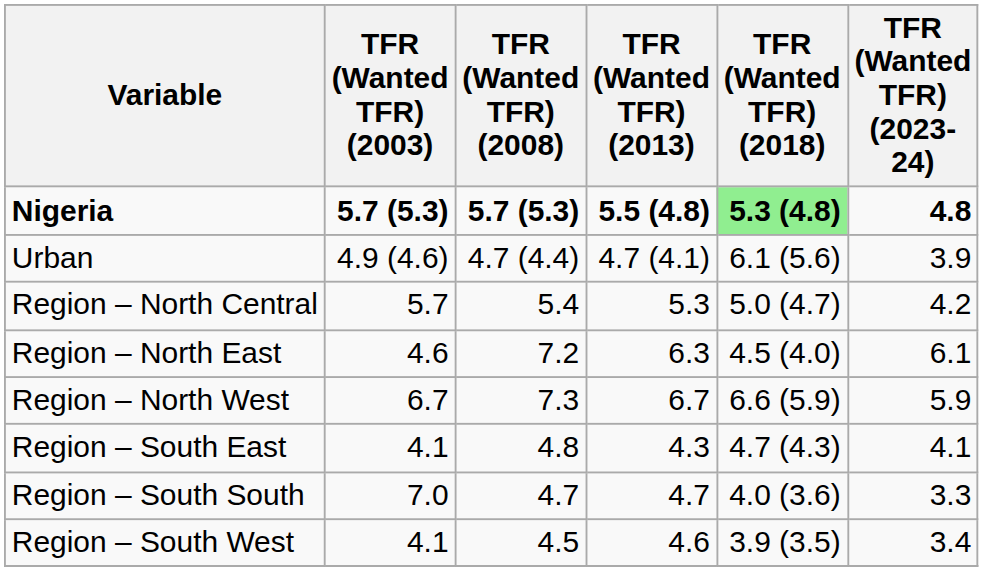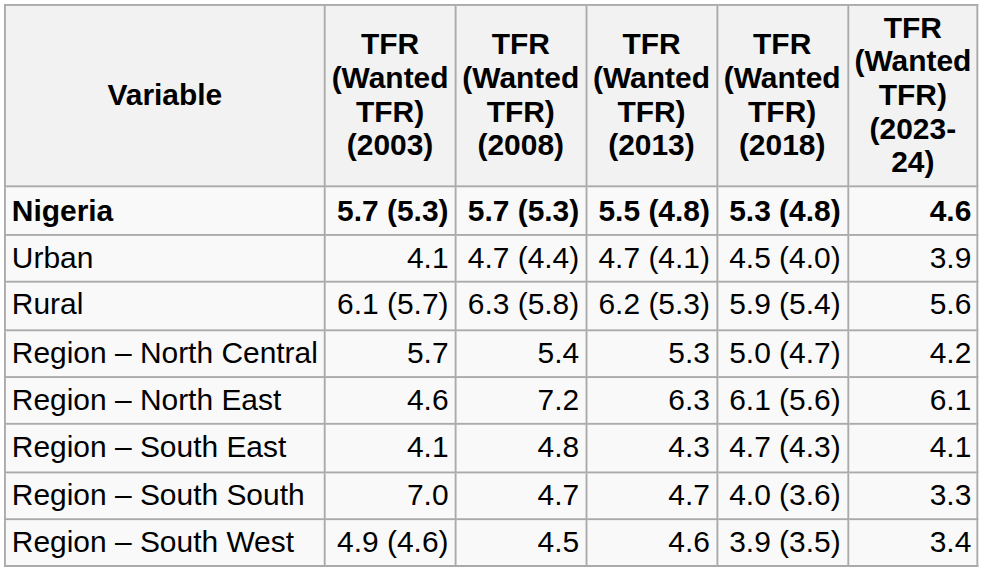(785, 210) lightgreen background -> (785, 210) no background
(951, 210) 4.8 -> (951, 210) 4.6
(393, 257) 4.9 (4.6) -> (428, 257) 4.1
(785, 257) 6.1 (5.6) -> (785, 257) 4.5 (4.0)
+ row: (48, 305)
(785, 352) 4.5 (4.0) -> (785, 400) 6.1 (5.6)
- row: (150, 400)
(428, 542) 4.1 -> (393, 542) 4.9 (4.6)
